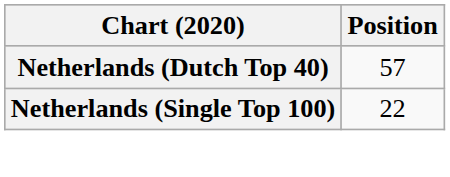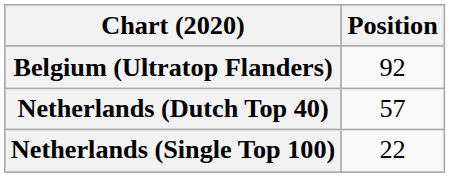+ row: (173, 66)
